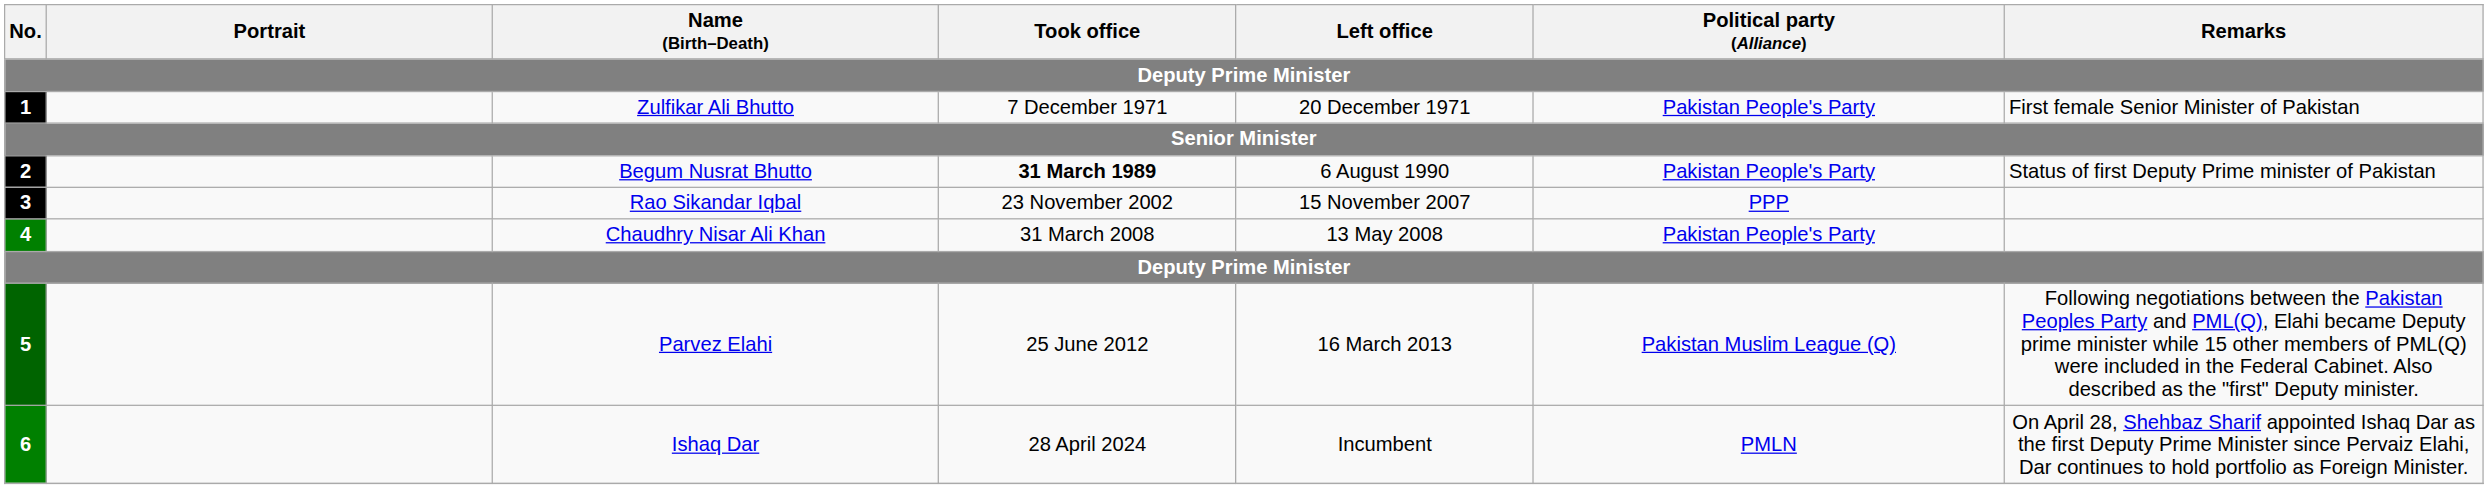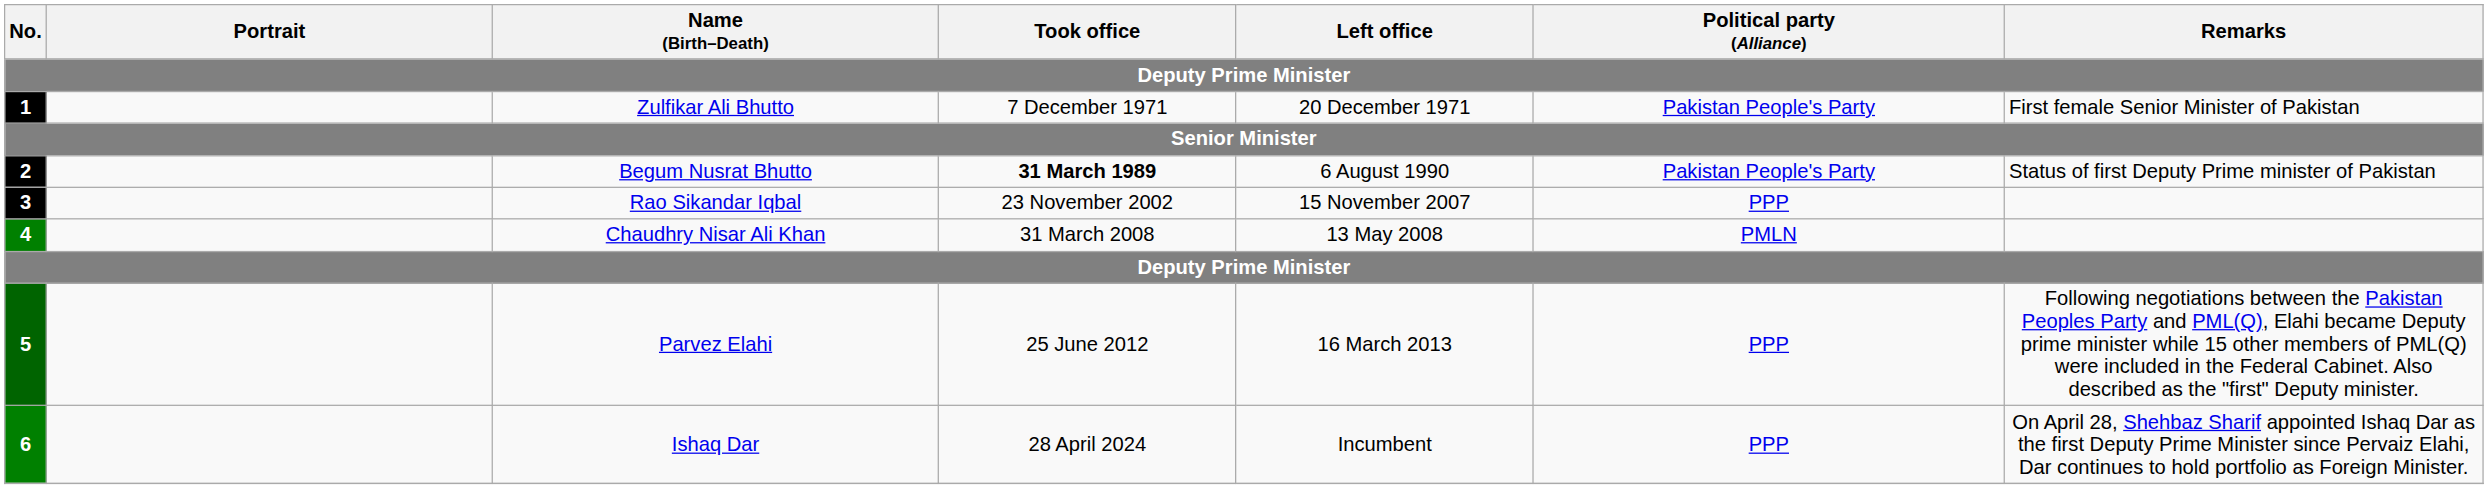(1769, 235) Pakistan People's Party -> (1769, 235) PMLN
(1769, 344) Pakistan Muslim League (Q) -> (1769, 344) PPP
(1769, 444) PMLN -> (1769, 444) PPP
